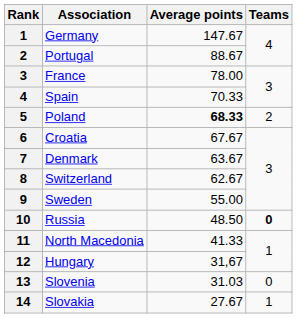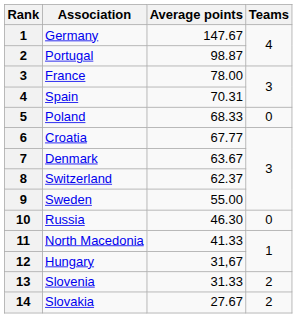(227, 55) 88.67 -> (227, 55) 98.87
(227, 96) 70.33 -> (227, 96) 70.31
(227, 117) bold -> (227, 117) normal
(269, 117) 2 -> (269, 117) 0
(227, 138) 67.67 -> (227, 138) 67.77
(227, 179) 62.67 -> (227, 179) 62.37
(227, 220) 48.50 -> (227, 220) 46.30
(269, 220) bold -> (269, 220) normal
(227, 281) 31.03 -> (227, 281) 31.33
(269, 281) 0 -> (269, 281) 2
(269, 302) 1 -> (269, 302) 2
